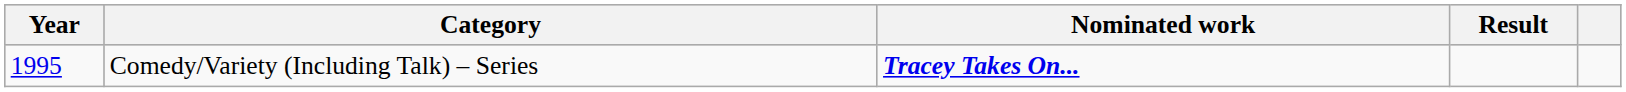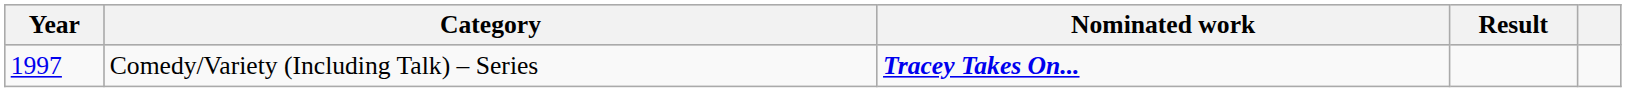(36, 65) 1995 -> (36, 65) 1997
